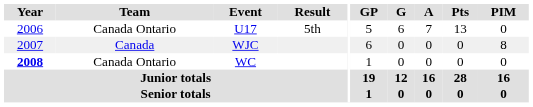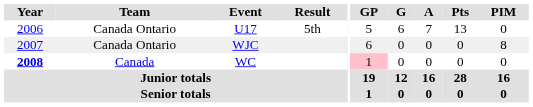(135, 45) Canada -> (135, 45) Canada Ontario
(135, 61) Canada Ontario -> (135, 61) Canada
(369, 61) no background -> (369, 61) pink background
